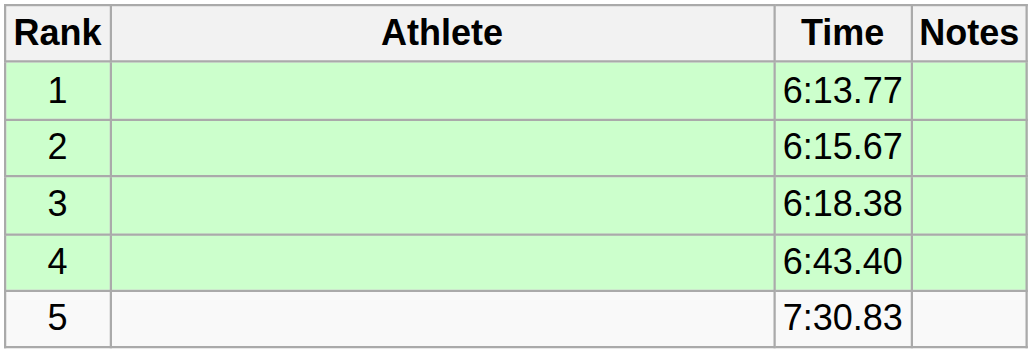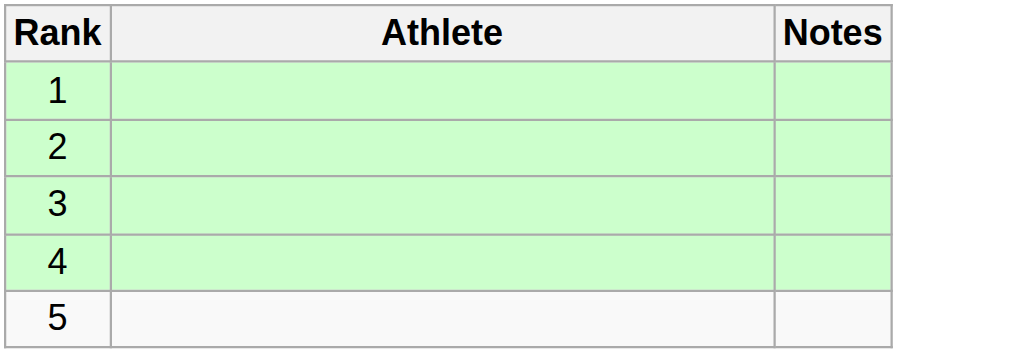- column: (843, 33)
